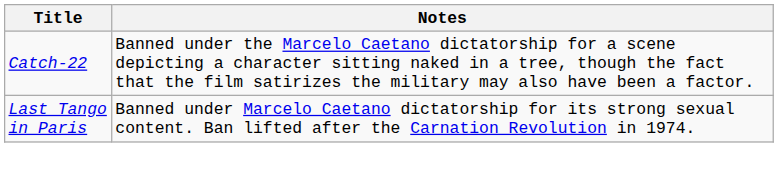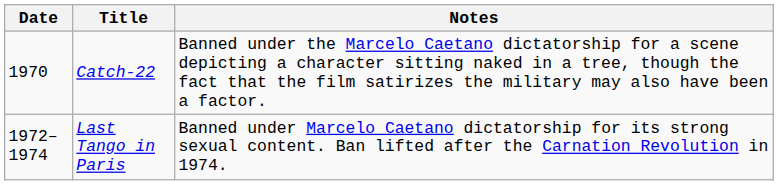+ column: (39, 18)
